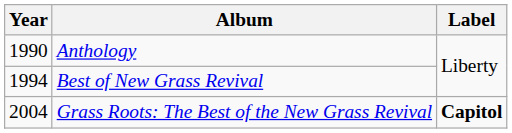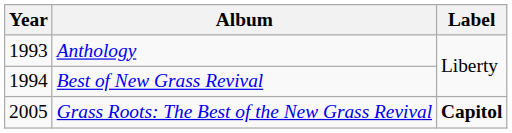(28, 50) 1990 -> (28, 50) 1993
(28, 111) 2004 -> (28, 111) 2005
